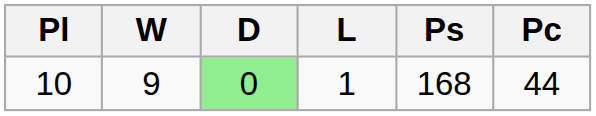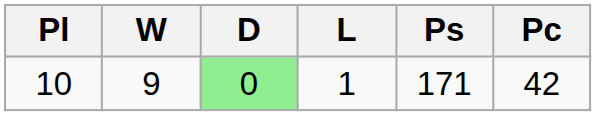(444, 82) 168 -> (444, 82) 171
(542, 82) 44 -> (542, 82) 42
